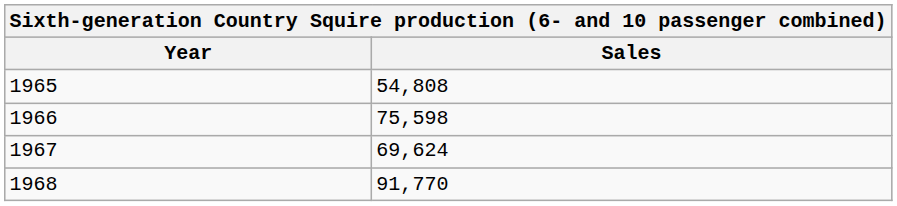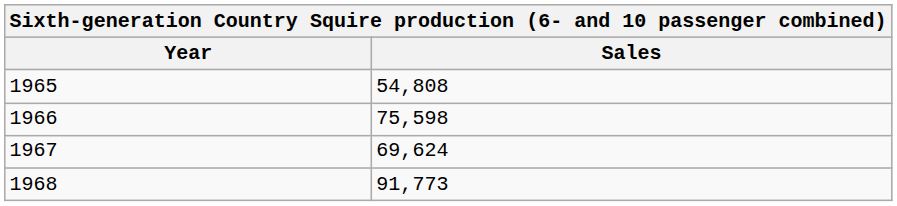(412, 184) 91,770 -> (412, 184) 91,773
